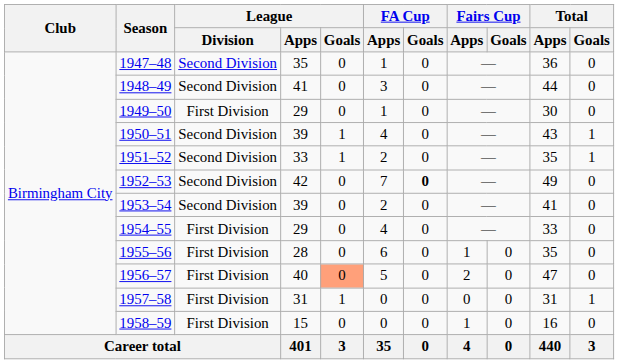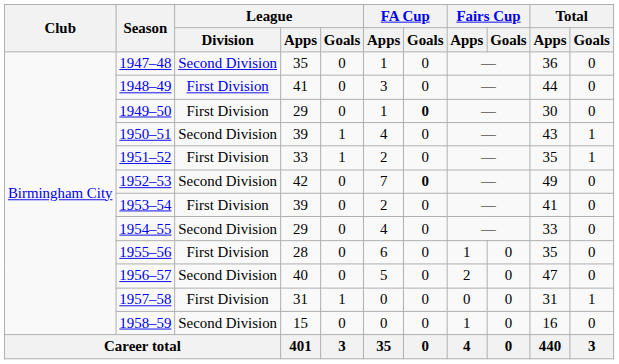(228, 87) Second Division -> (228, 87) First Division
(425, 110) normal -> (425, 110) bold
(228, 157) Second Division -> (228, 157) First Division
(228, 205) Second Division -> (228, 205) First Division
(228, 228) First Division -> (228, 228) Second Division
(228, 275) First Division -> (228, 275) Second Division
(342, 275) lightsalmon background -> (342, 275) no background
(228, 323) First Division -> (228, 323) Second Division
